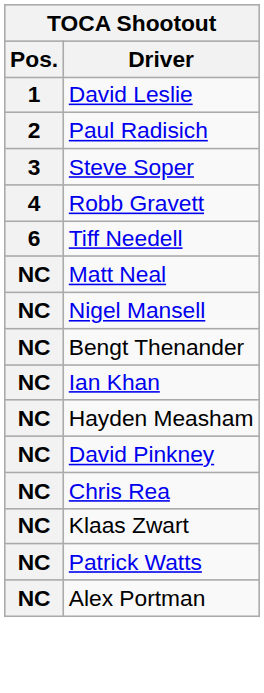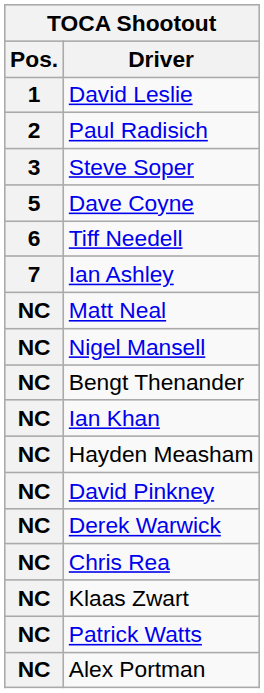- row: (136, 203)
+ row: (131, 203)
+ row: (121, 275)
+ row: (145, 526)
